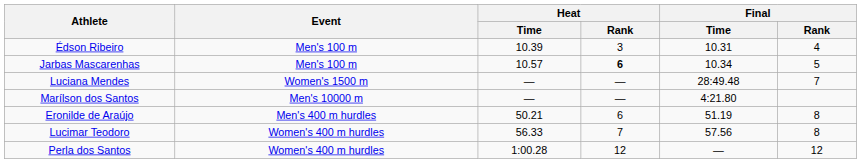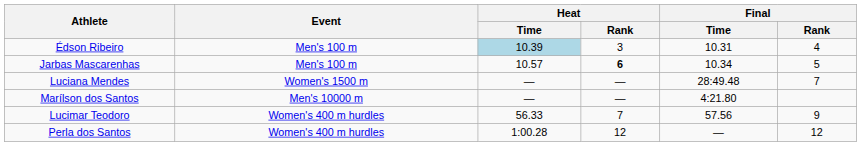(529, 47) no background -> (529, 47) lightblue background
- row: (90, 116)
(817, 133) 8 -> (817, 116) 9
